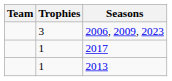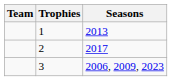rows swapped: (125, 31) <-> (97, 66)
(41, 48) 1 -> (41, 48) 2
